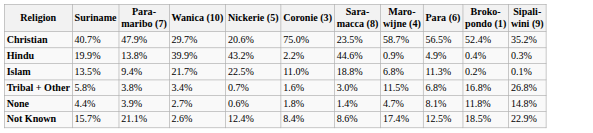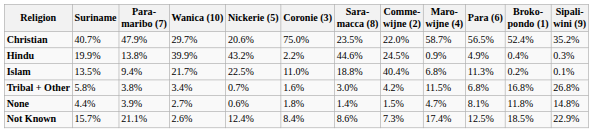+ column: (402, 18)
